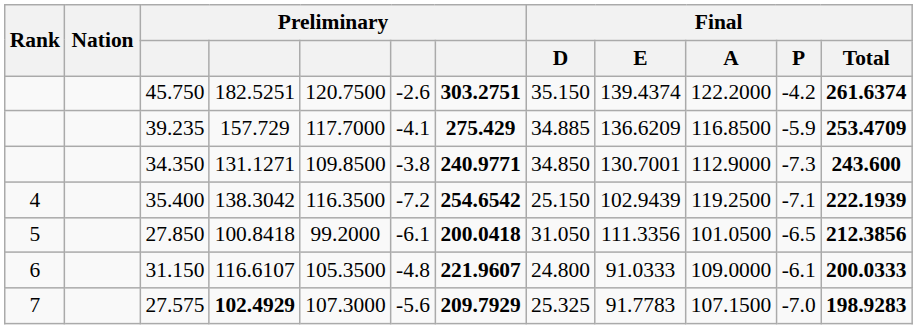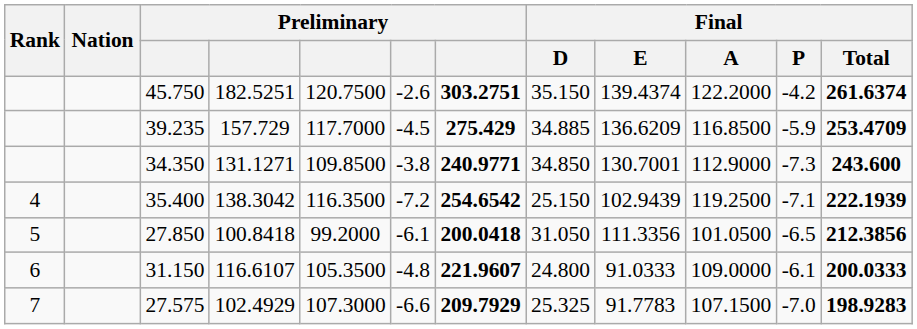(413, 128) -4.1 -> (413, 128) -4.5
(255, 305) bold -> (255, 305) normal
(413, 305) -5.6 -> (413, 305) -6.6
